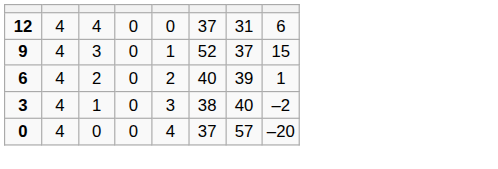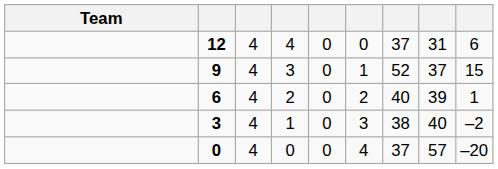+ column: (101, 18)
